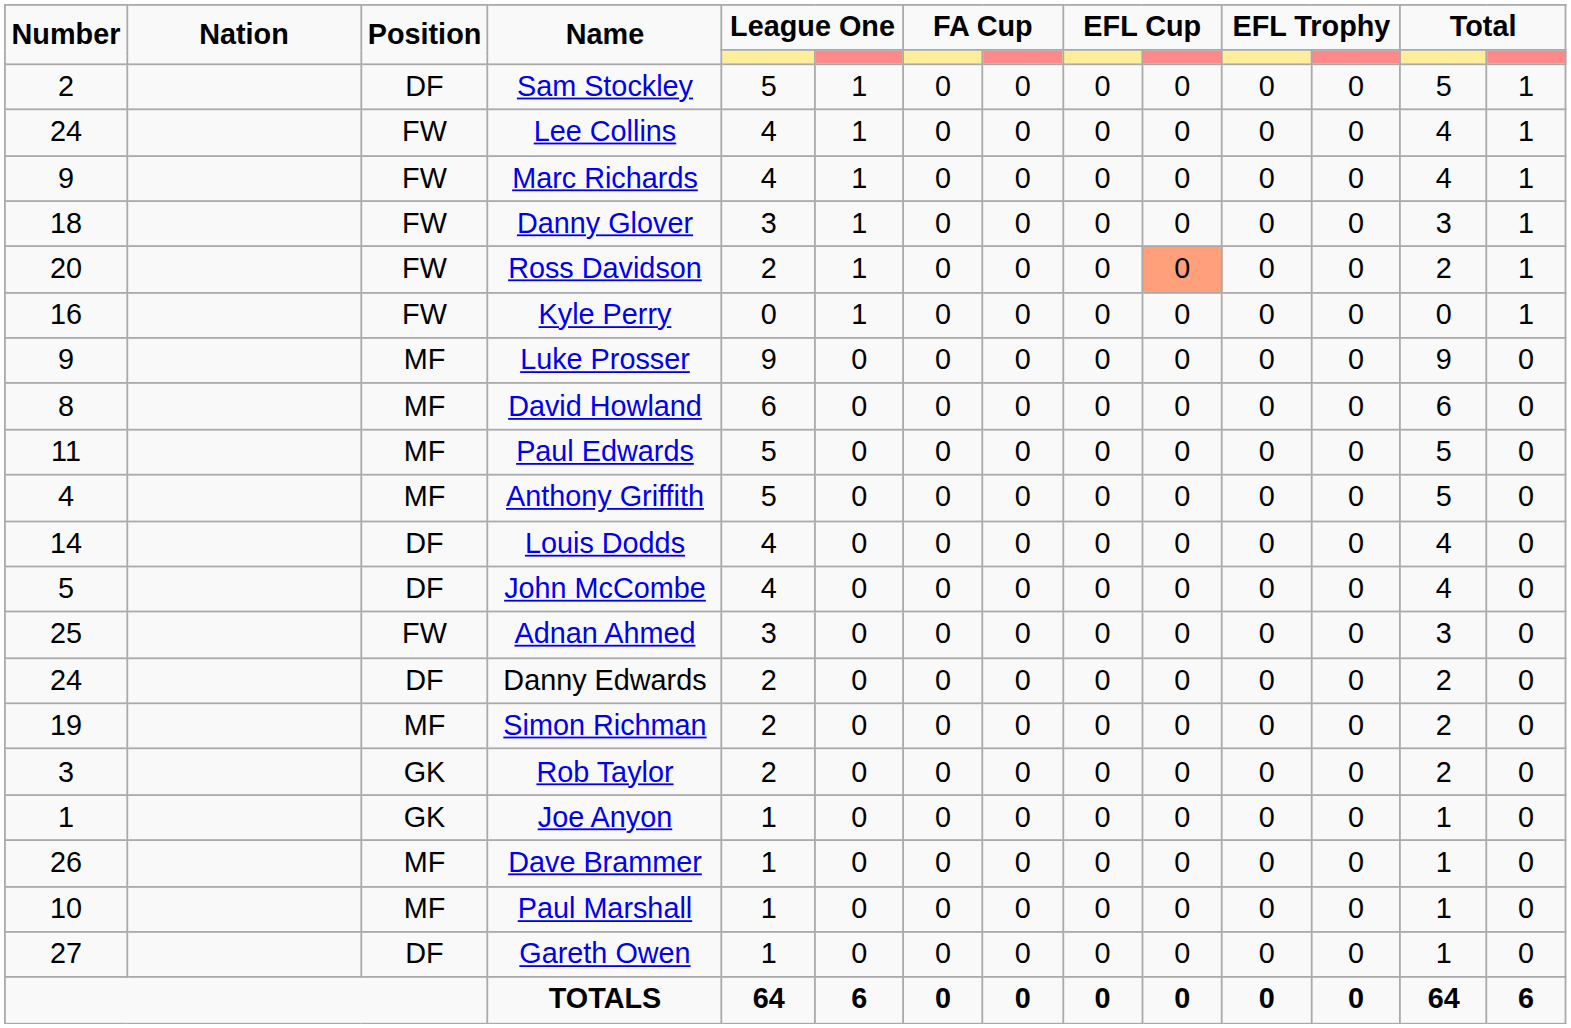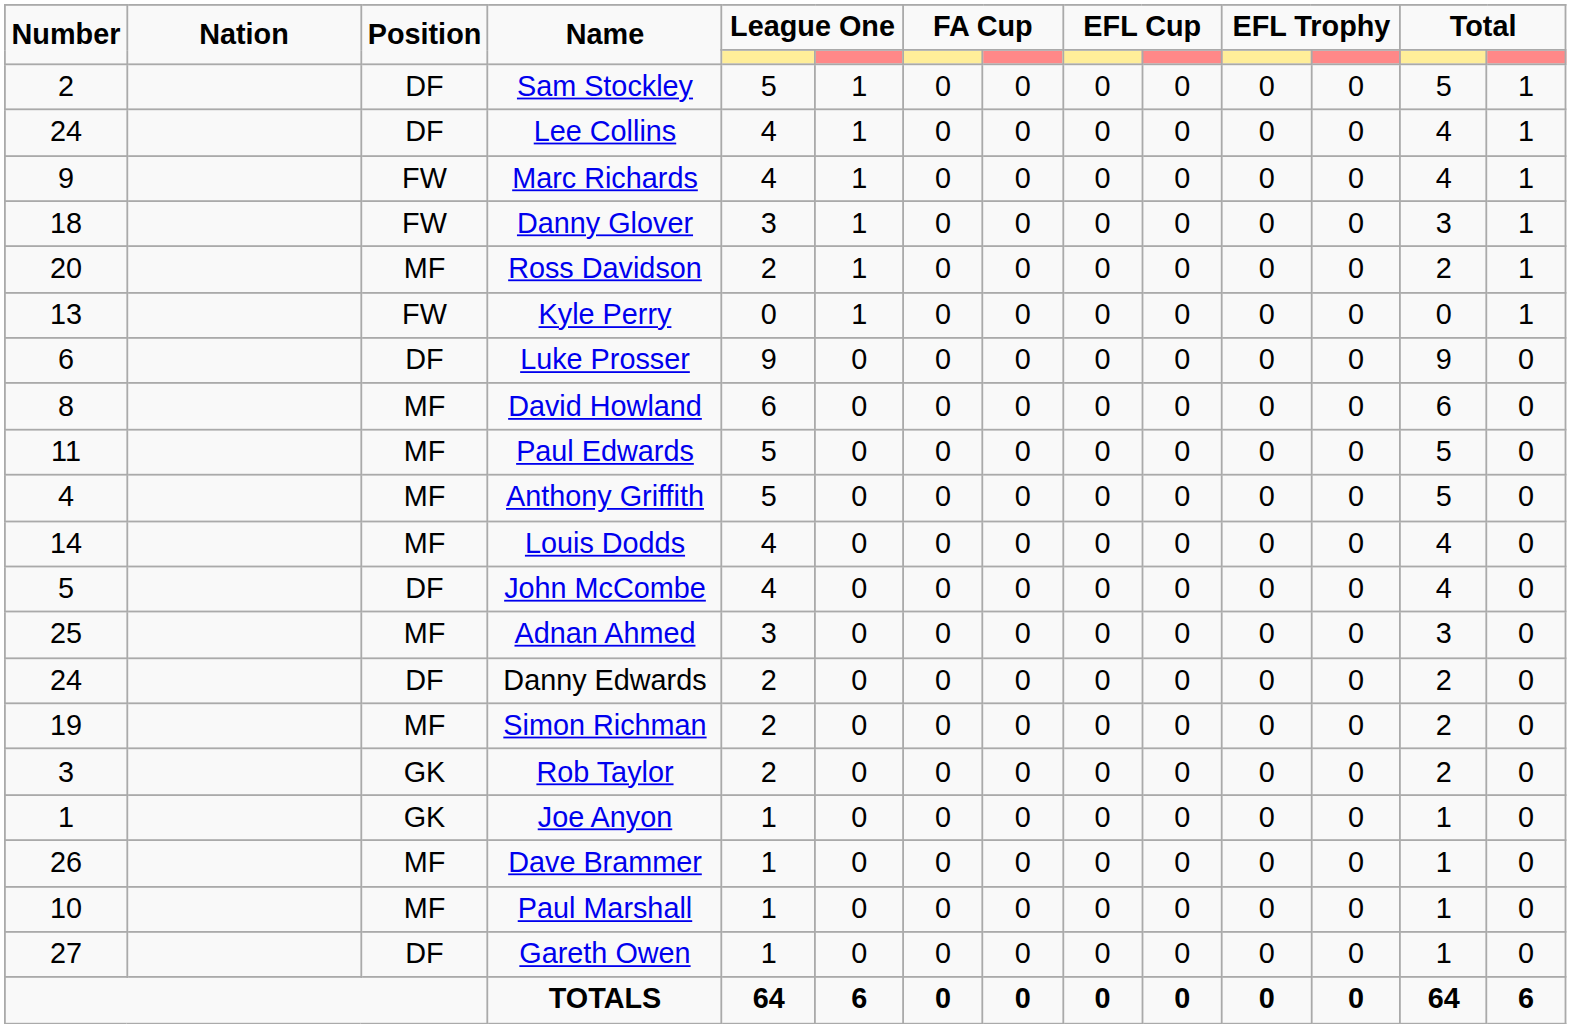(424, 131) FW -> (425, 131) DF
(424, 268) FW -> (425, 268) MF
(1182, 268) lightsalmon background -> (1182, 268) no background
(66, 314) 16 -> (66, 314) 13
(66, 360) 9 -> (66, 360) 6
(425, 360) MF -> (425, 360) DF
(425, 543) DF -> (425, 543) MF
(424, 634) FW -> (425, 634) MF
